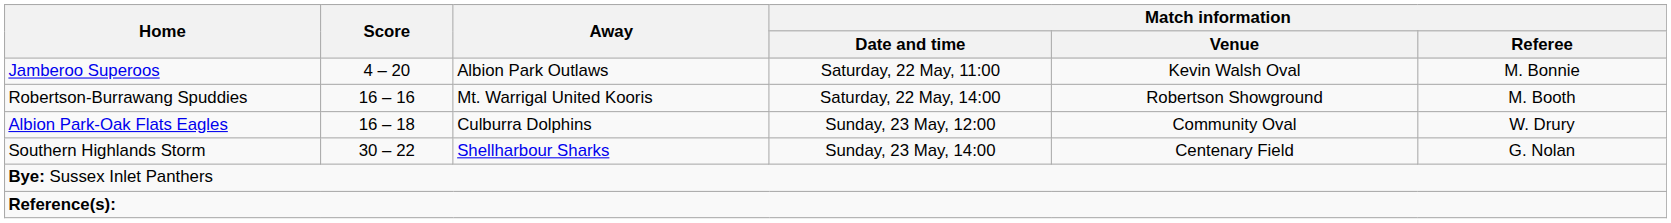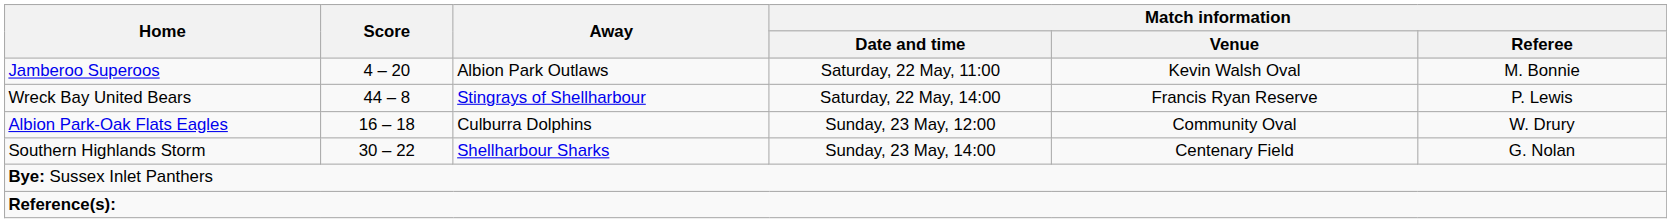- row: (128, 97)
+ row: (100, 97)
